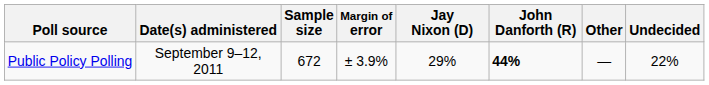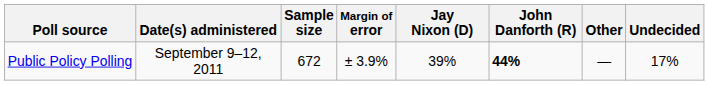(442, 61) 29% -> (442, 61) 39%
(665, 61) 22% -> (665, 61) 17%
